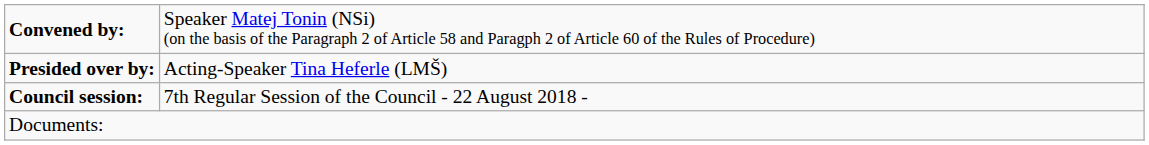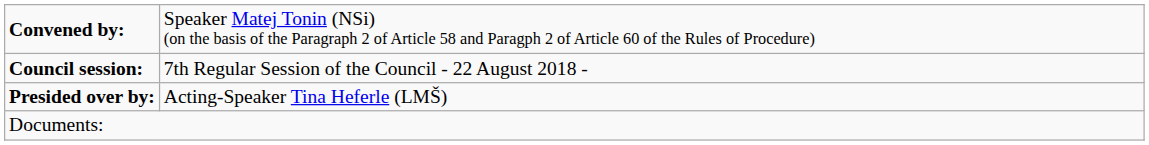rows swapped: (76, 96) <-> (82, 68)
